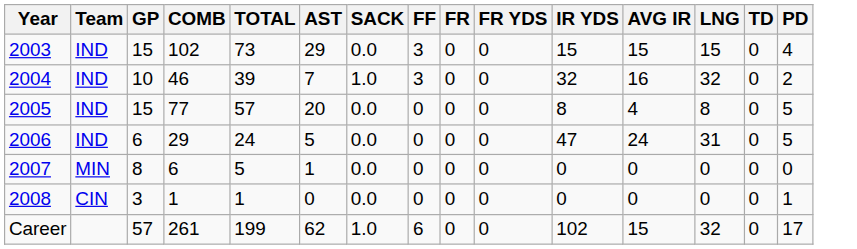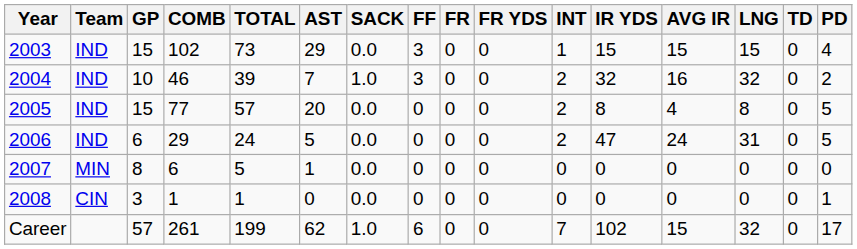+ column: (571, 19)
